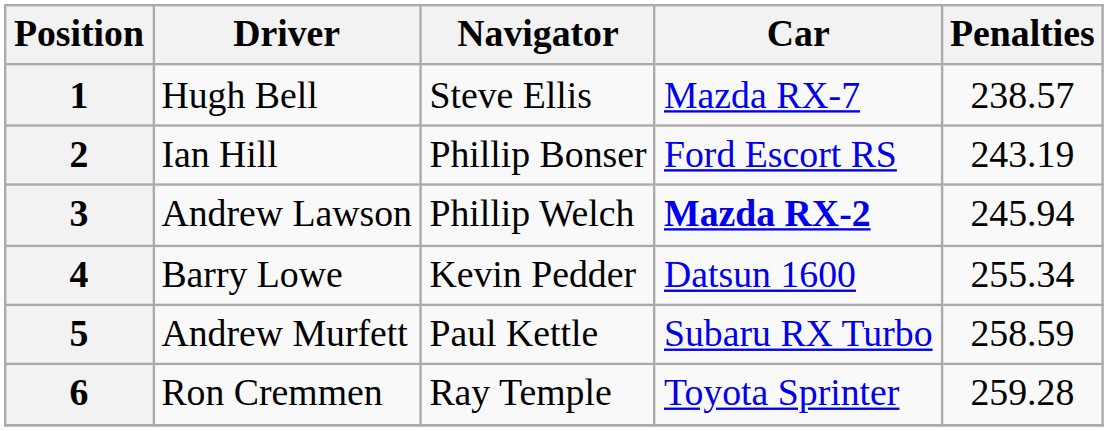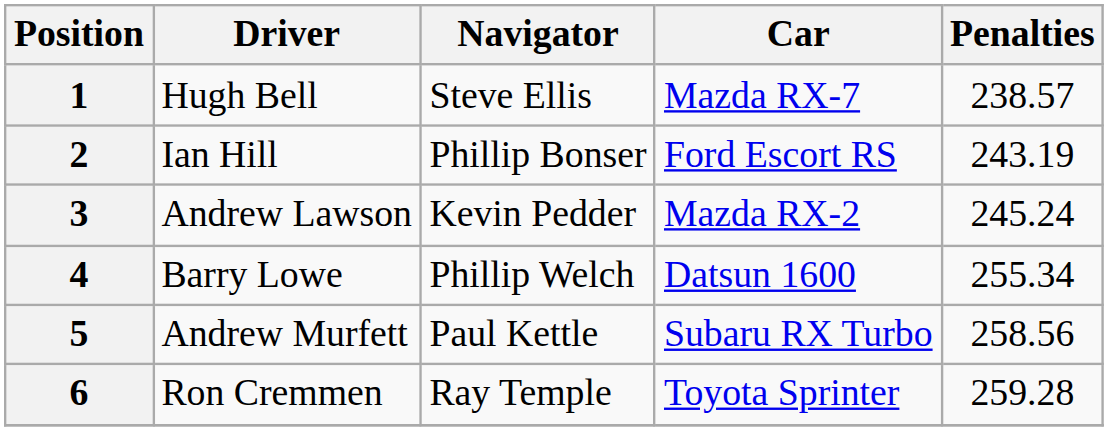(532, 214) Phillip Welch -> (533, 214) Kevin Pedder
(767, 214) bold -> (762, 214) normal
(1022, 214) 245.94 -> (1022, 214) 245.24
(533, 273) Kevin Pedder -> (532, 273) Phillip Welch
(1022, 333) 258.59 -> (1022, 333) 258.56
